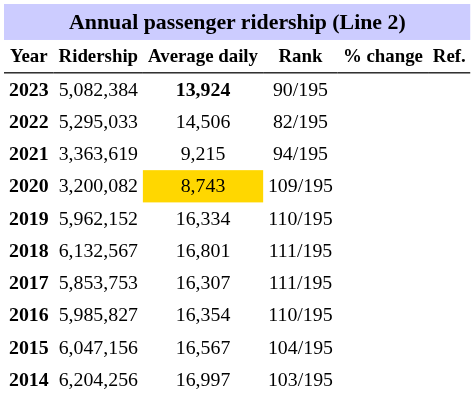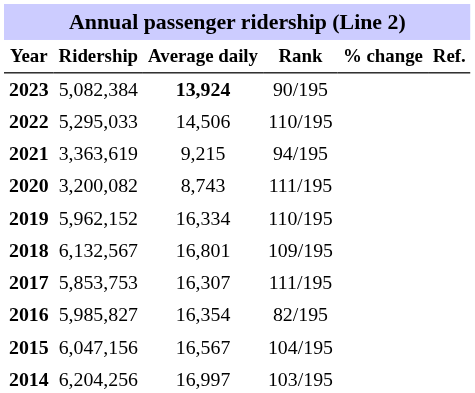(300, 121) 82/195 -> (300, 121) 110/195
(203, 186) gold background -> (203, 186) no background
(300, 186) 109/195 -> (300, 186) 111/195
(300, 250) 111/195 -> (300, 250) 109/195
(300, 315) 110/195 -> (300, 315) 82/195
